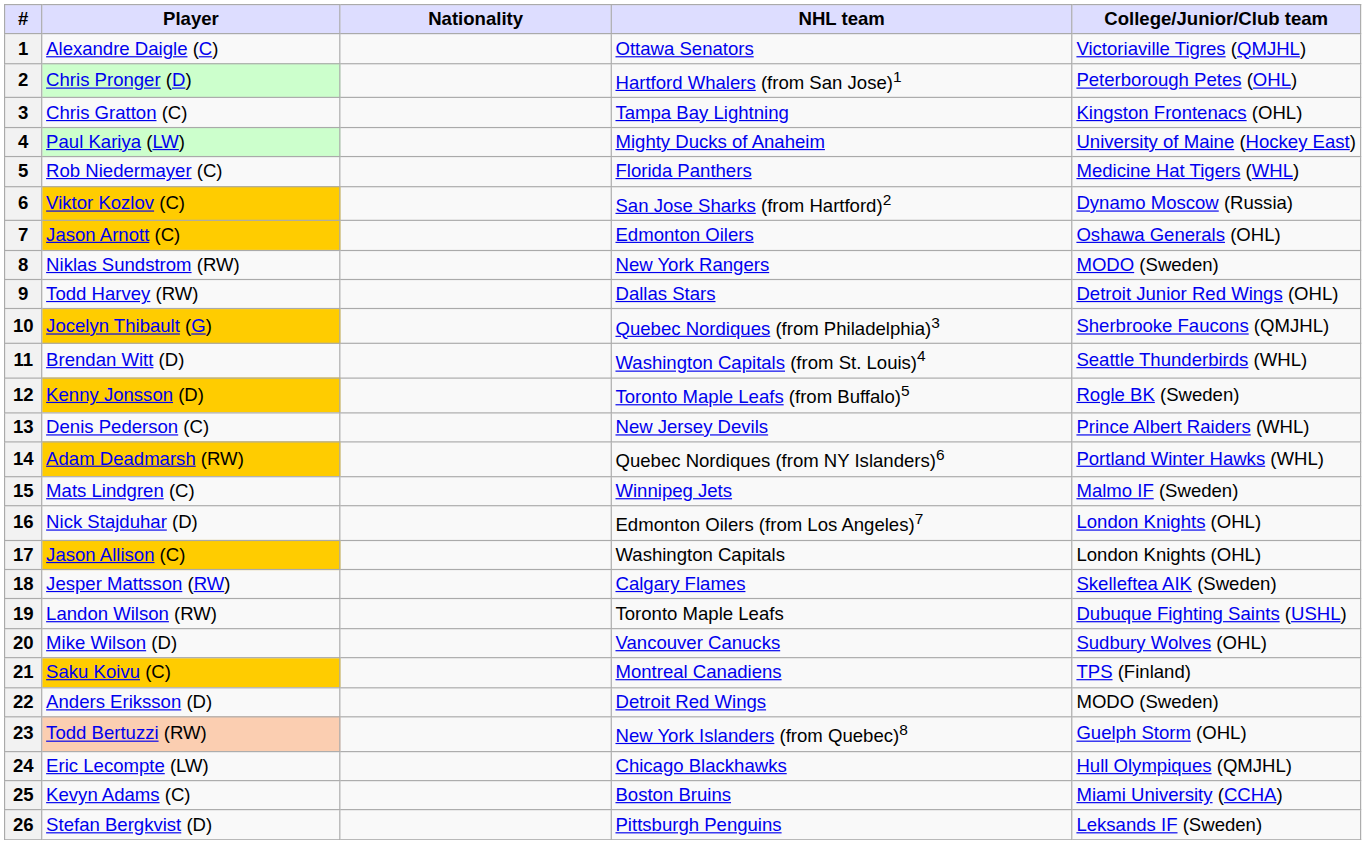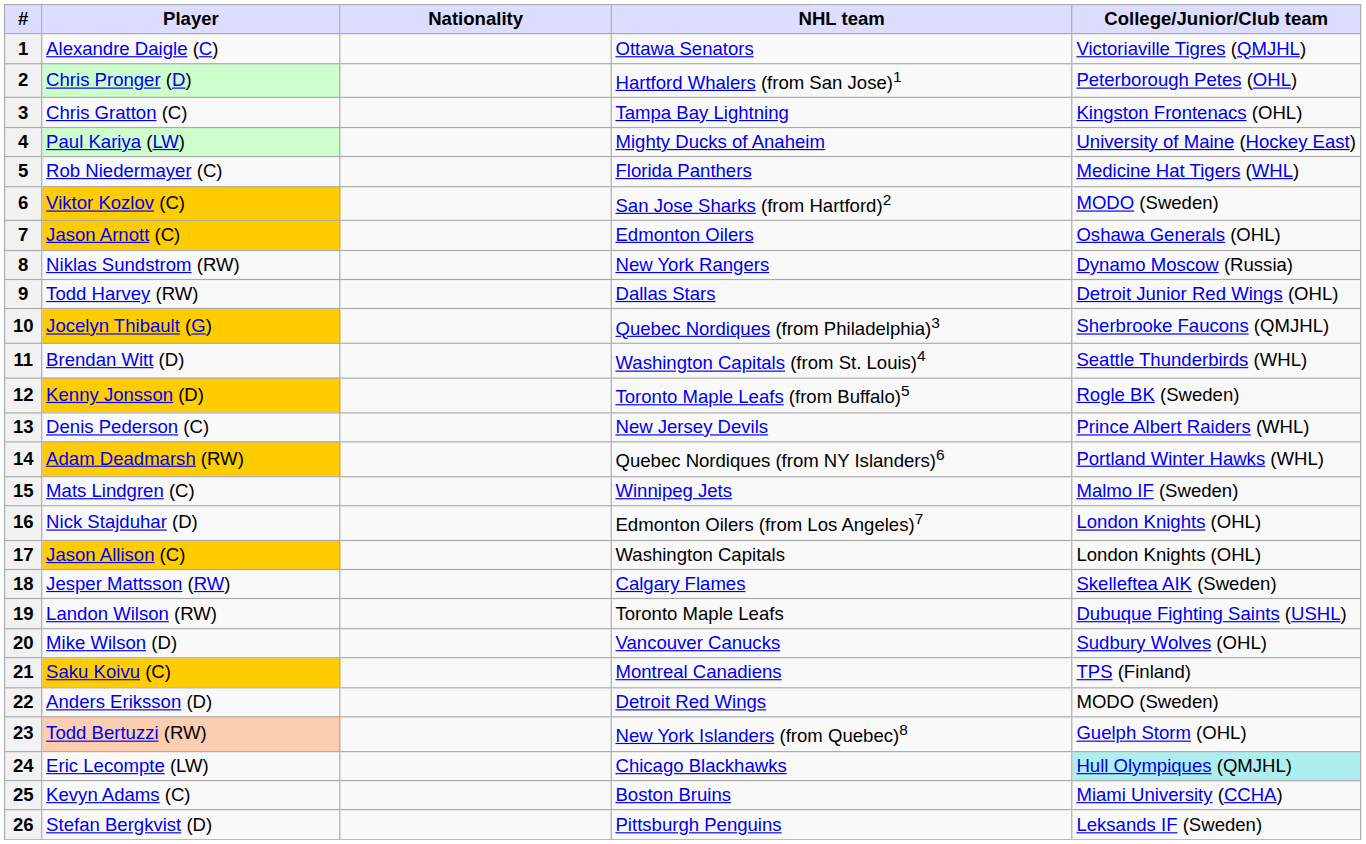(1185, 203) Dynamo Moscow (Russia) -> (1148, 203) MODO (Sweden)
(1148, 264) MODO (Sweden) -> (1185, 264) Dynamo Moscow (Russia)
(1184, 765) no background -> (1184, 765) paleturquoise background
